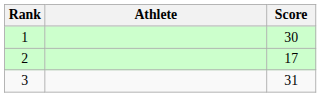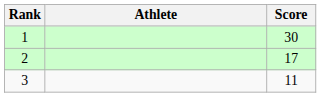(291, 80) 31 -> (291, 80) 11
